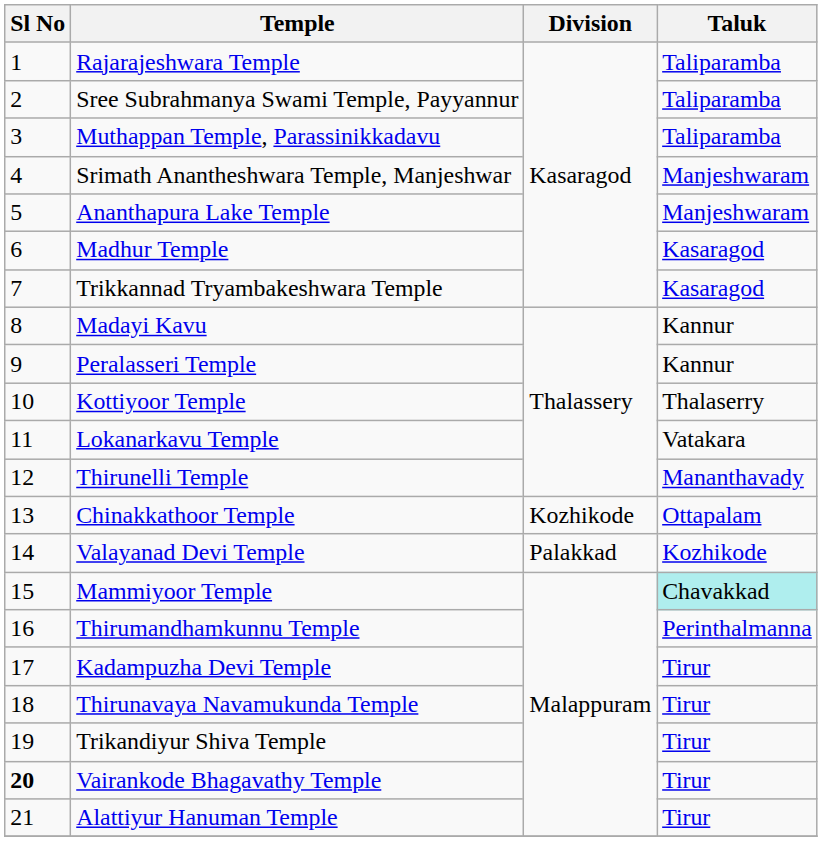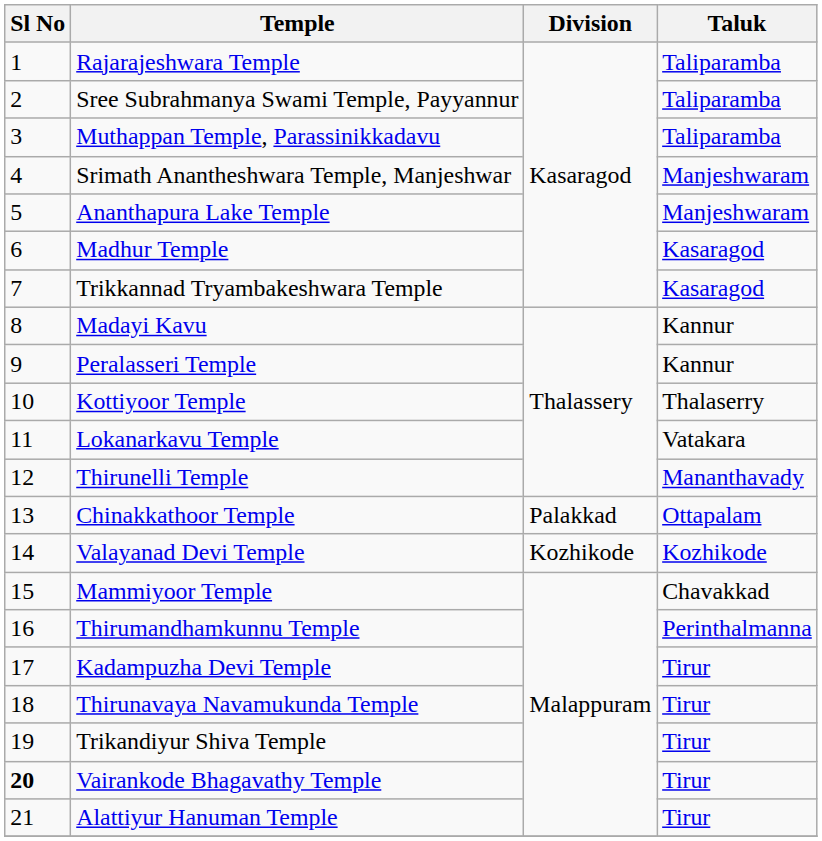(582, 514) Kozhikode -> (573, 514) Palakkad
(573, 552) Palakkad -> (582, 552) Kozhikode
(716, 590) paleturquoise background -> (716, 590) no background
